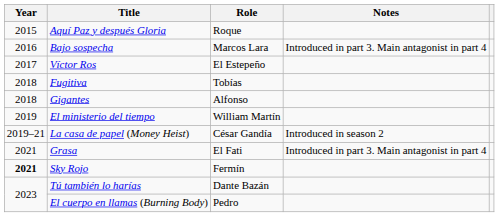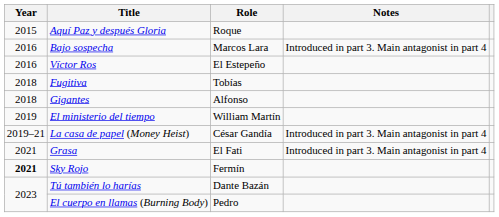(26, 64) 2017 -> (26, 64) 2016
(335, 133) Introduced in season 2 -> (386, 133) Introduced in part 3. Main antagonist in part 4
